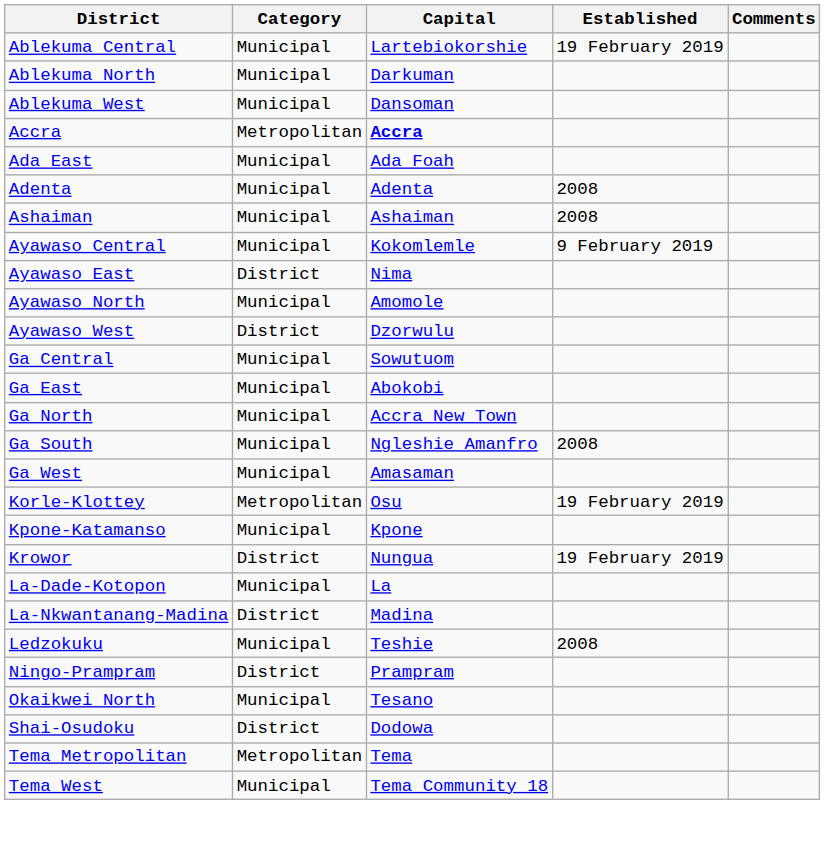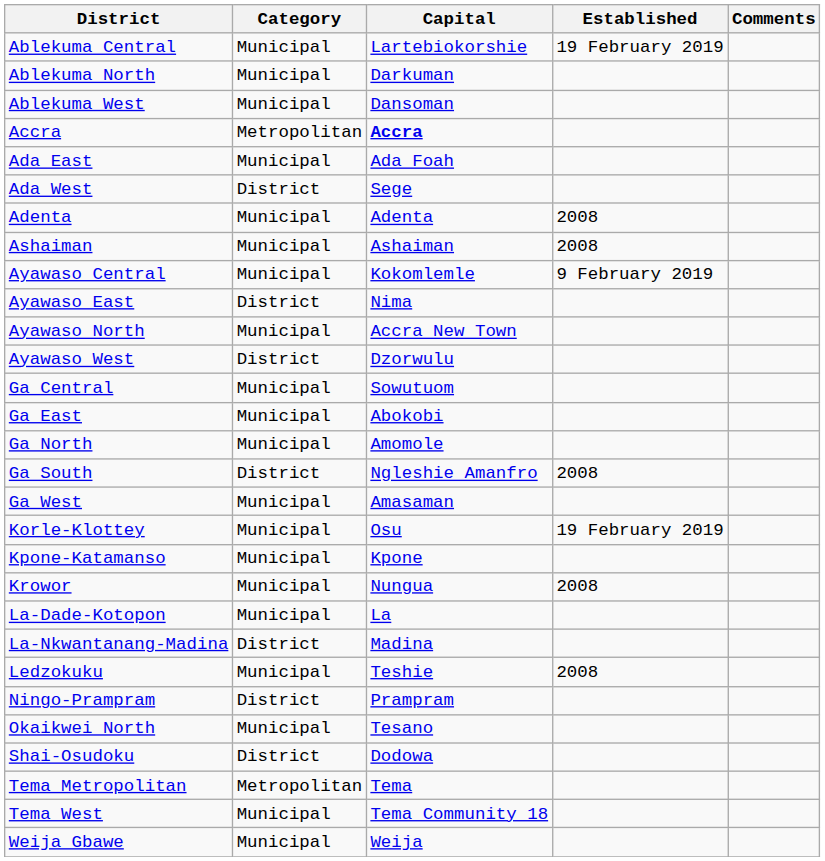+ row: (51, 189)
(407, 303) Amomole -> (444, 331) Accra New Town
(444, 416) Accra New Town -> (407, 445) Amomole
(284, 445) Municipal -> (278, 473) District
(299, 502) Metropolitan -> (284, 530) Municipal
(278, 558) District -> (284, 587) Municipal
(640, 558) 19 February 2019 -> (577, 587) 2008
+ row: (66, 842)
